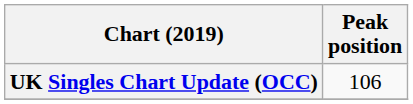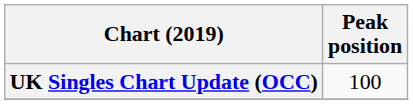(365, 81) 106 -> (365, 81) 100
